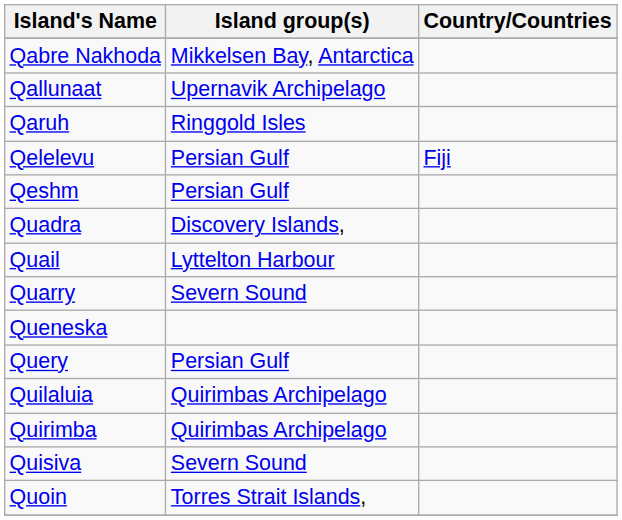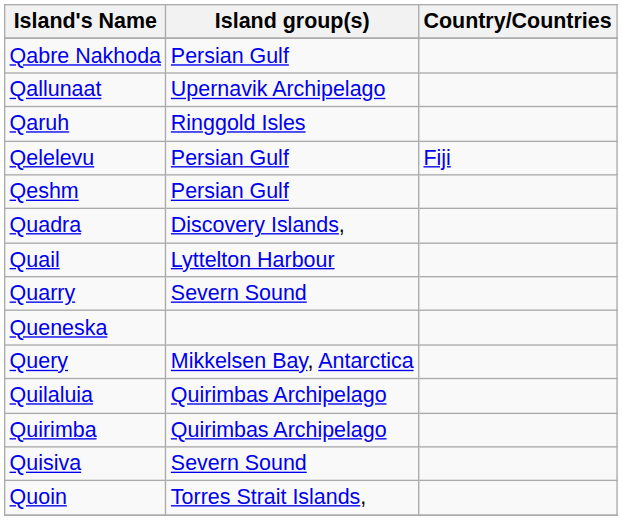(292, 55) Mikkelsen Bay, Antarctica -> (230, 55) Persian Gulf
(230, 361) Persian Gulf -> (292, 361) Mikkelsen Bay, Antarctica
